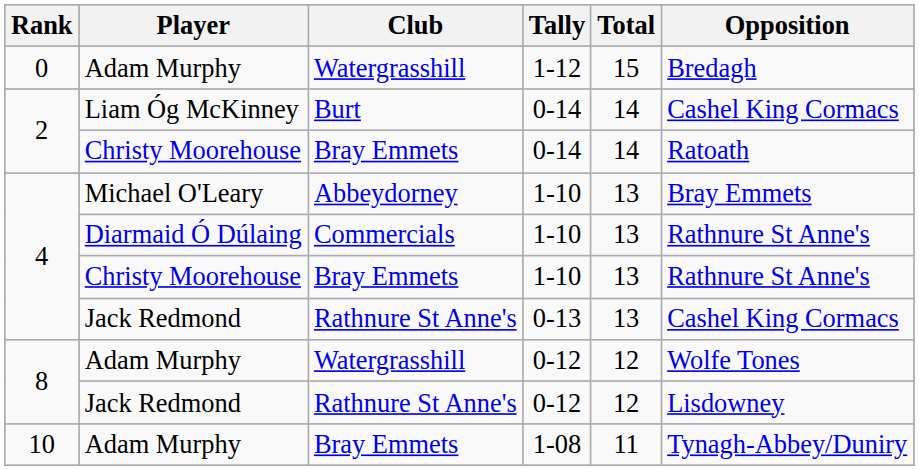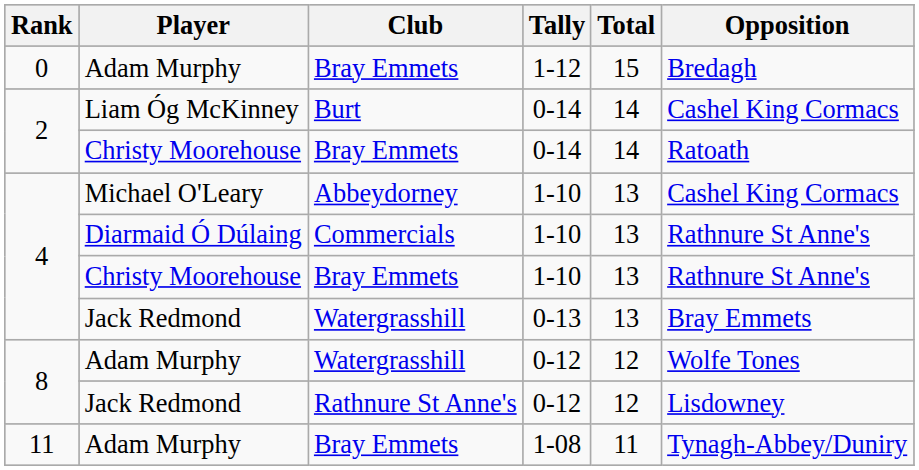(390, 67) Watergrasshill -> (386, 67) Bray Emmets
(739, 192) Bray Emmets -> (783, 192) Cashel King Cormacs
(415, 318) Rathnure St Anne's -> (390, 318) Watergrasshill
(783, 318) Cashel King Cormacs -> (739, 318) Bray Emmets
(42, 444) 10 -> (42, 444) 11
